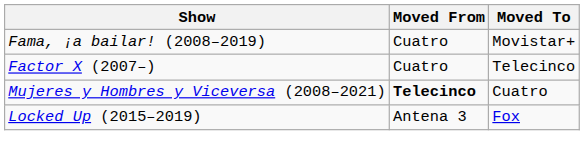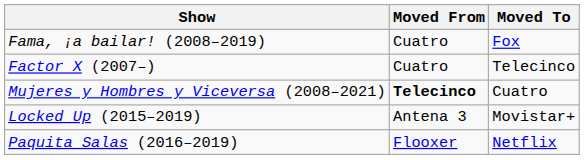(534, 42) Movistar+ -> (506, 42) Fox
(506, 117) Fox -> (534, 117) Movistar+
+ row: (123, 142)
